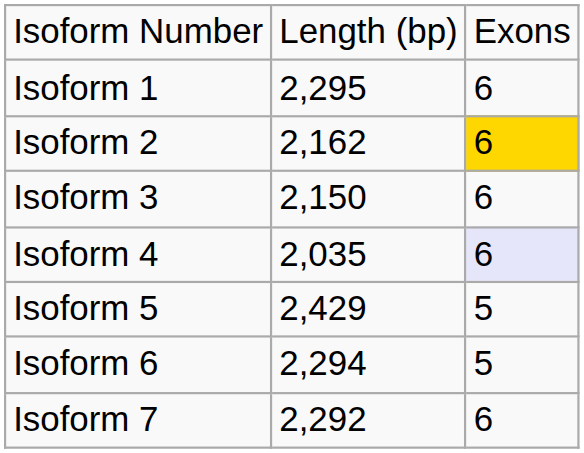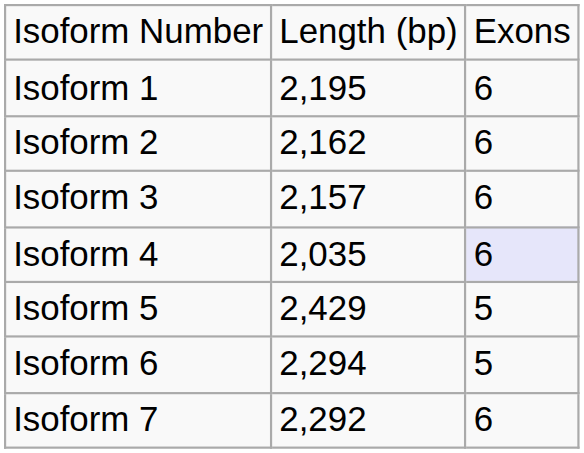(323, 87) 2,295 -> (323, 87) 2,195
(483, 142) gold background -> (483, 142) no background
(323, 198) 2,150 -> (323, 198) 2,157
